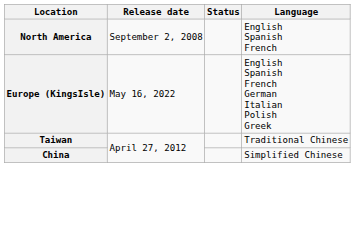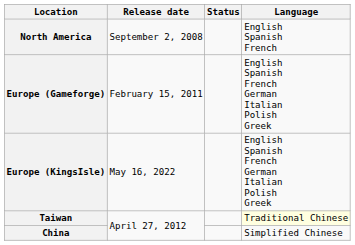+ row: (56, 94)
(296, 140) no background -> (296, 218) lightyellow background
